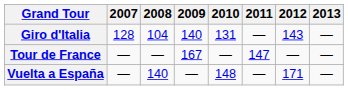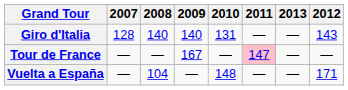columns swapped: (293, 14) <-> (327, 14)
(158, 34) 104 -> (158, 34) 140
(259, 54) no background -> (259, 54) pink background
(158, 74) 140 -> (158, 74) 104
